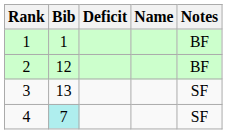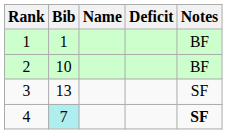columns swapped: (154, 16) <-> (105, 16)
(64, 66) 12 -> (64, 66) 10
(199, 116) normal -> (199, 116) bold
